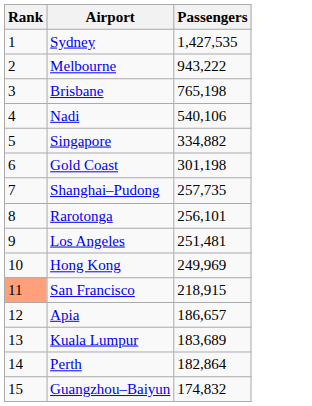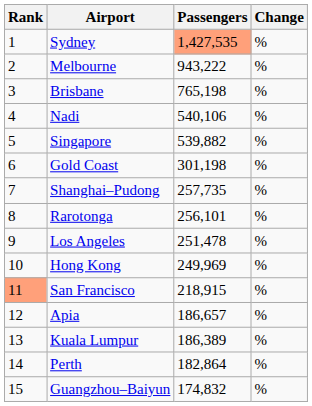+ column: (279, 17)
(207, 41) no background -> (207, 41) lightsalmon background
(202, 141) 334,882 -> (202, 141) 539,882
(202, 240) 251,481 -> (202, 240) 251,478
(202, 339) 183,689 -> (202, 339) 186,389
